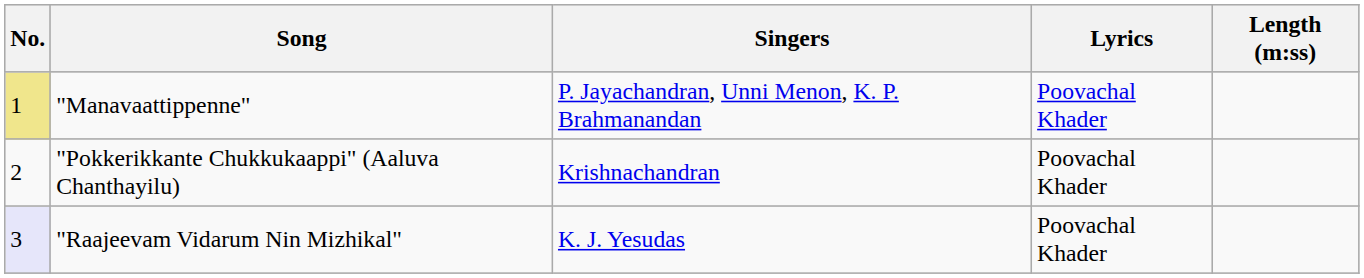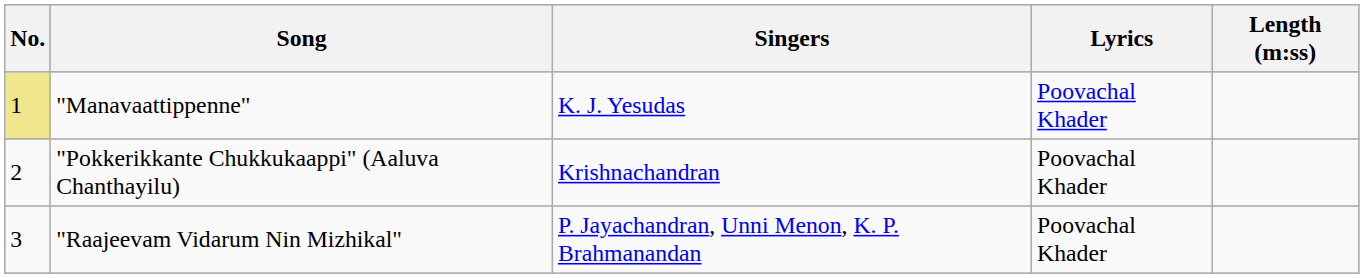(728, 105) P. Jayachandran, Unni Menon, K. P. Brahmanandan -> (622, 105) K. J. Yesudas
(16, 239) lavender background -> (16, 239) no background
(622, 239) K. J. Yesudas -> (728, 239) P. Jayachandran, Unni Menon, K. P. Brahmanandan
